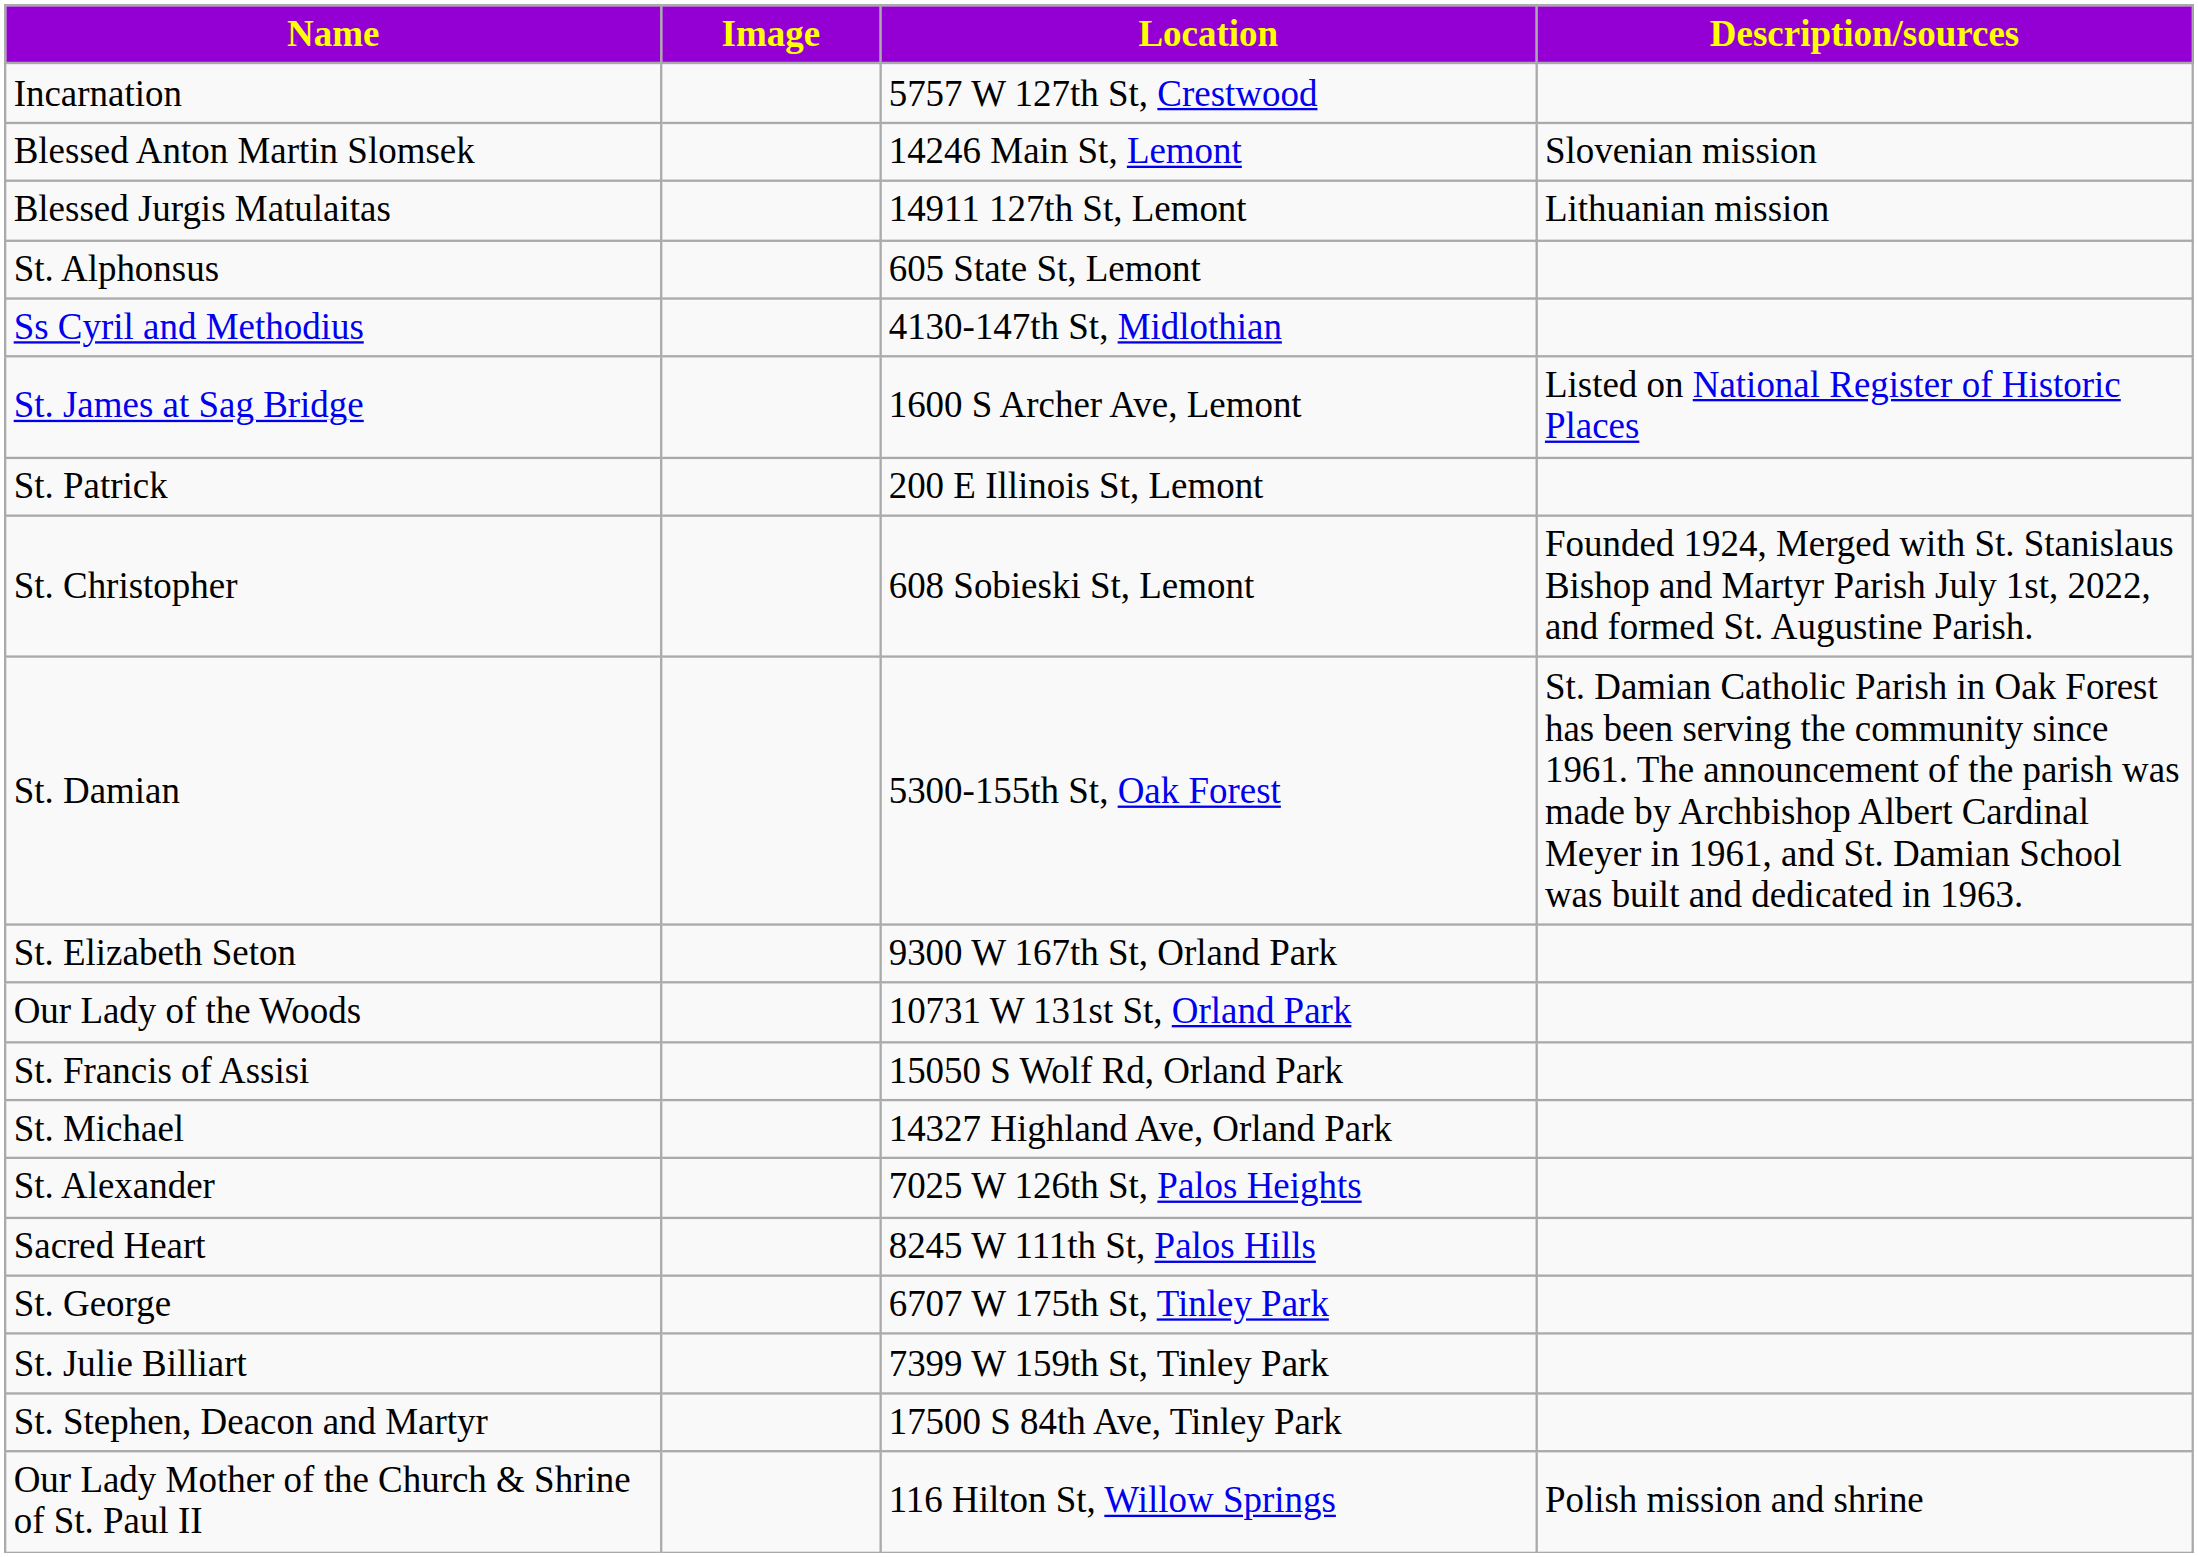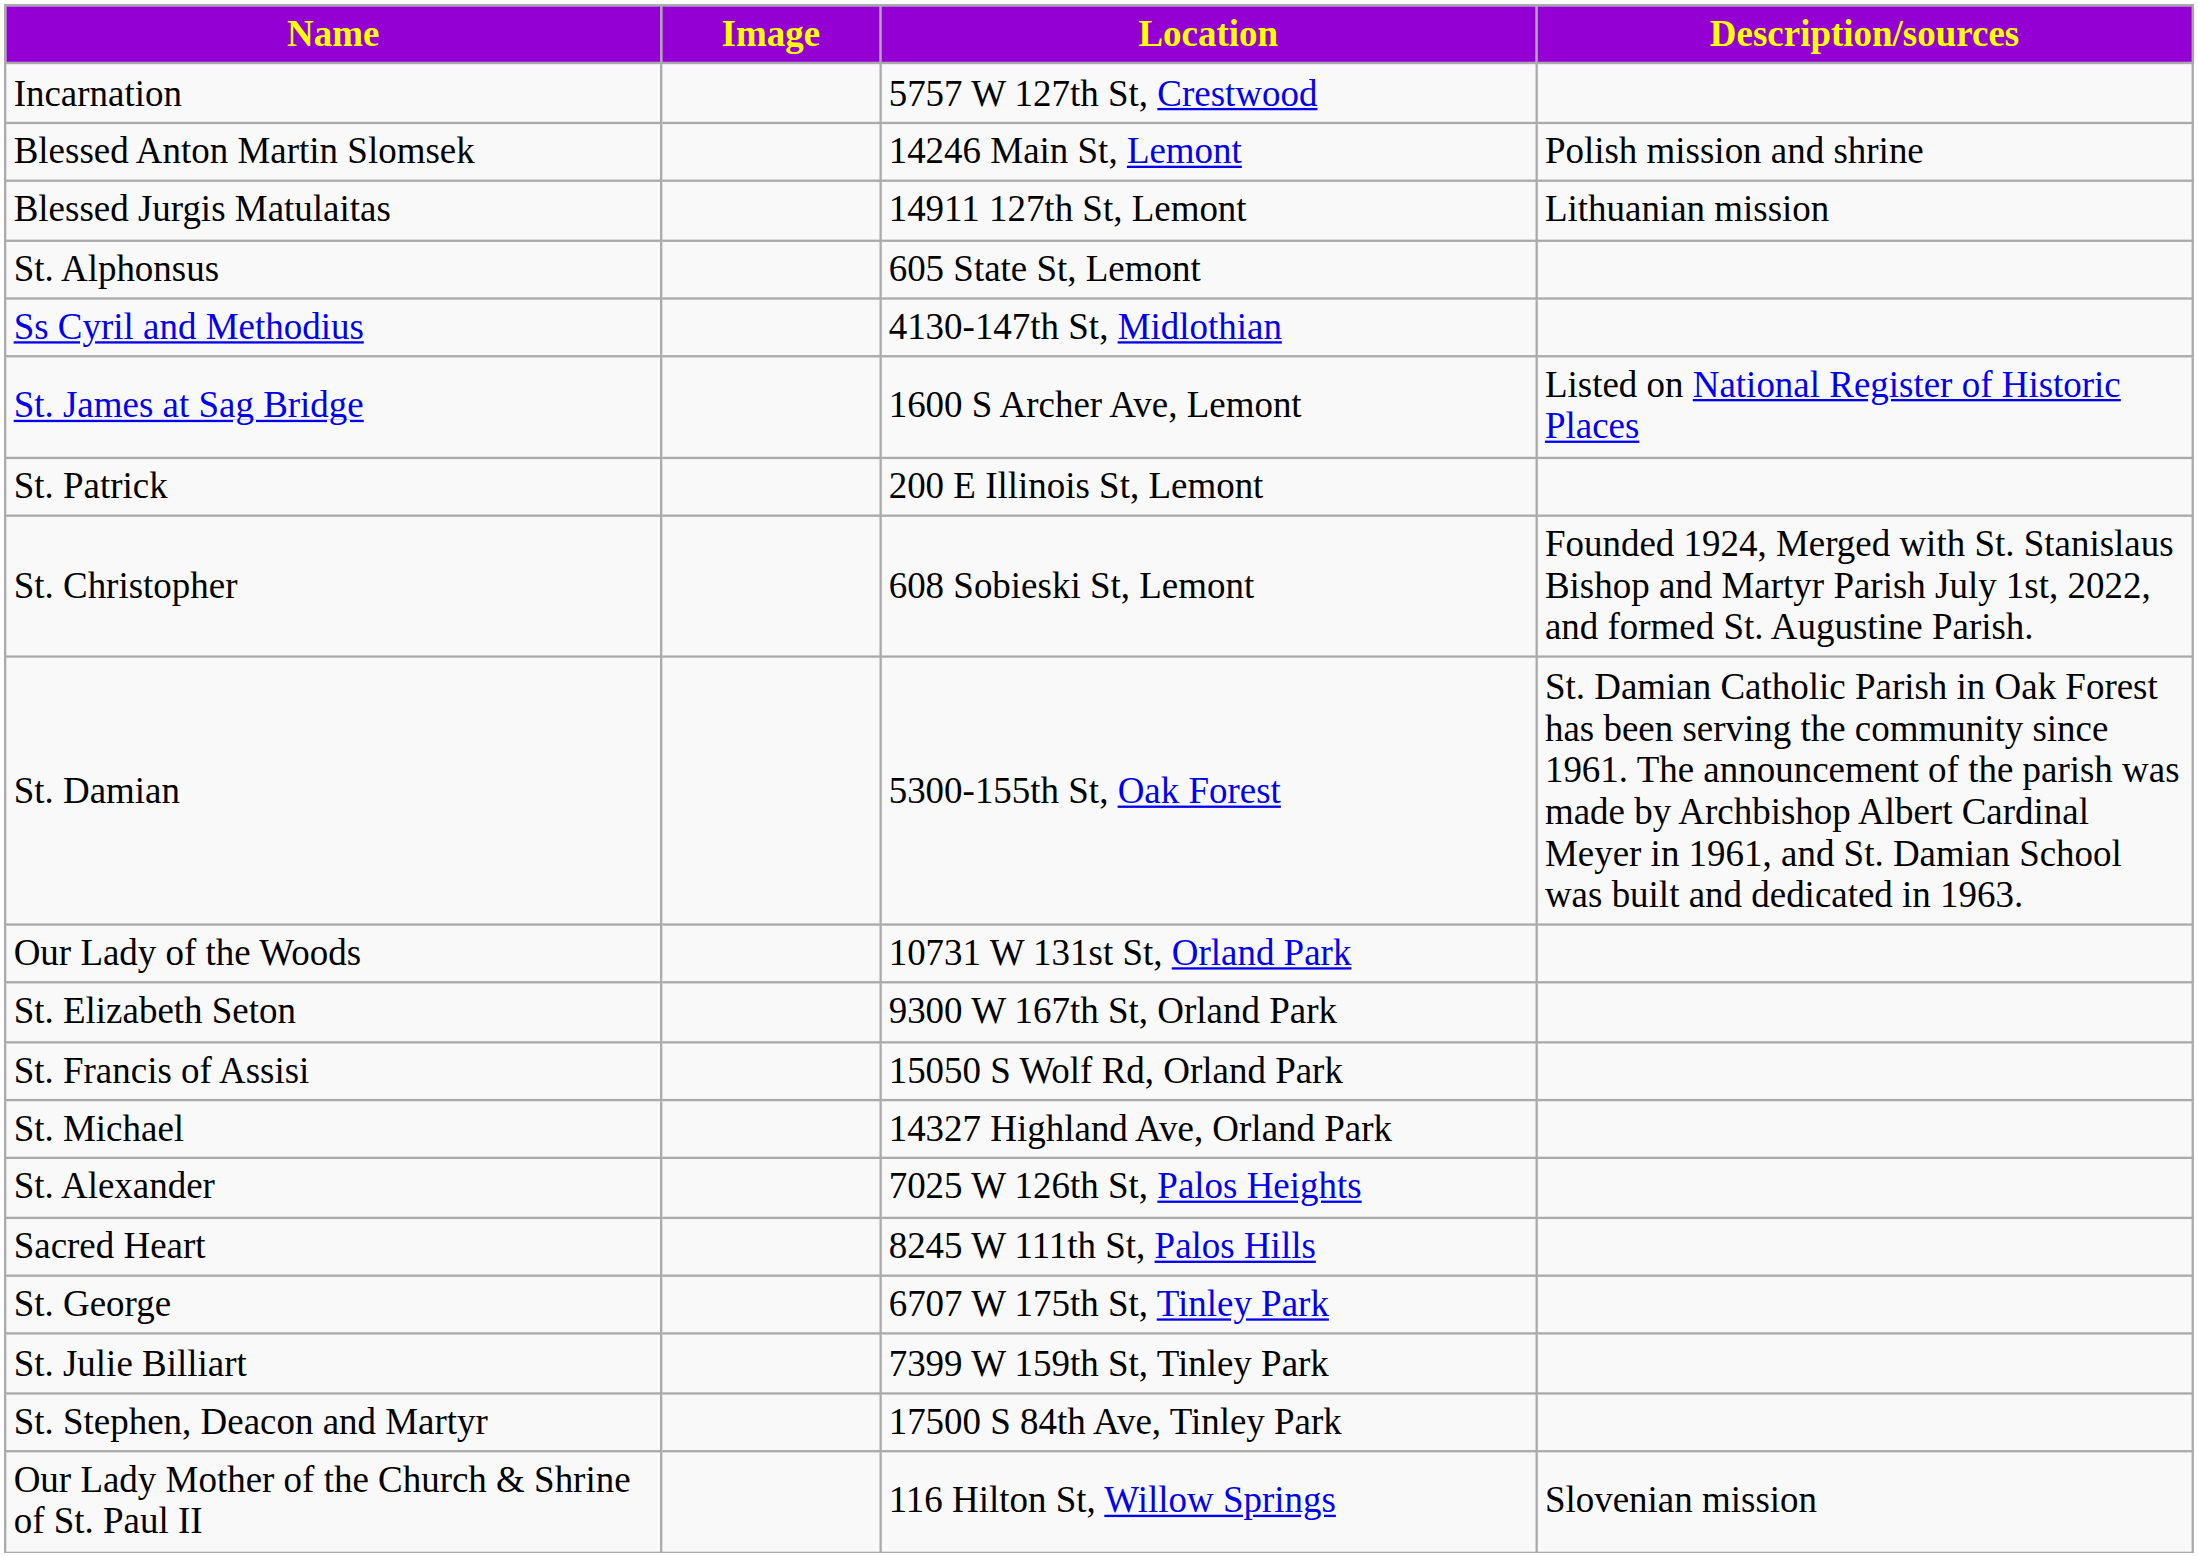(1681, 151) Slovenian mission -> (1734, 151) Polish mission and shrine
rows swapped: (187, 1011) <-> (155, 952)
(1734, 1500) Polish mission and shrine -> (1681, 1500) Slovenian mission
